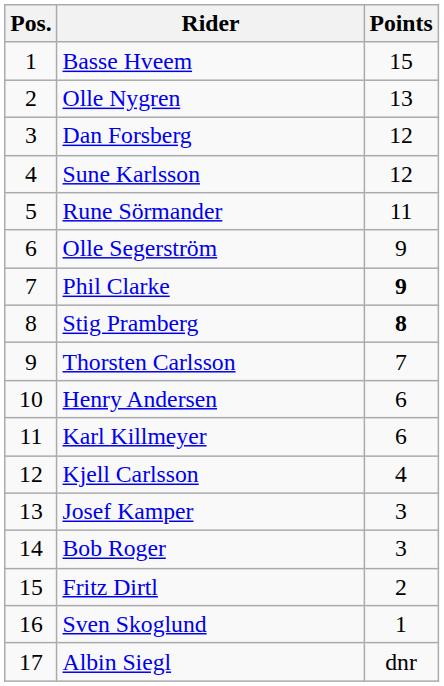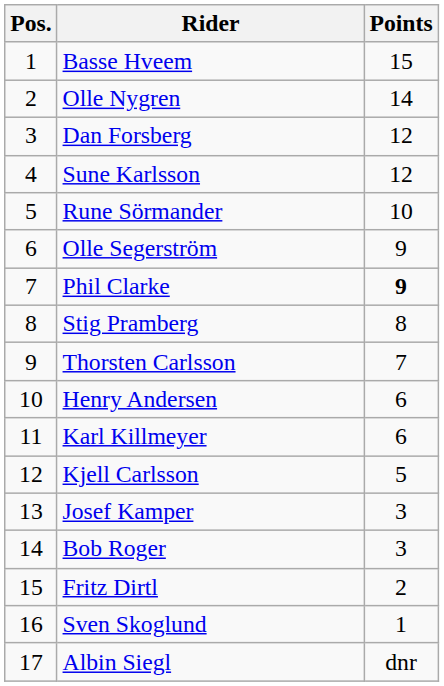(401, 98) 13 -> (401, 98) 14
(401, 211) 11 -> (401, 211) 10
(401, 323) bold -> (401, 323) normal
(401, 473) 4 -> (401, 473) 5
